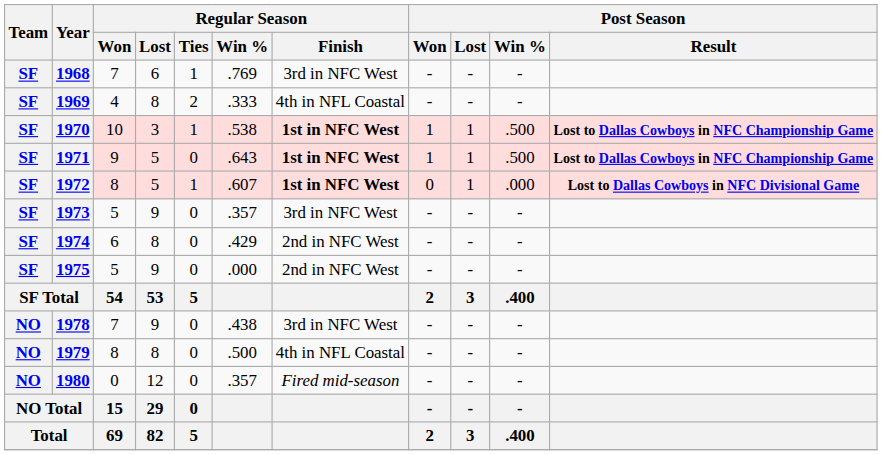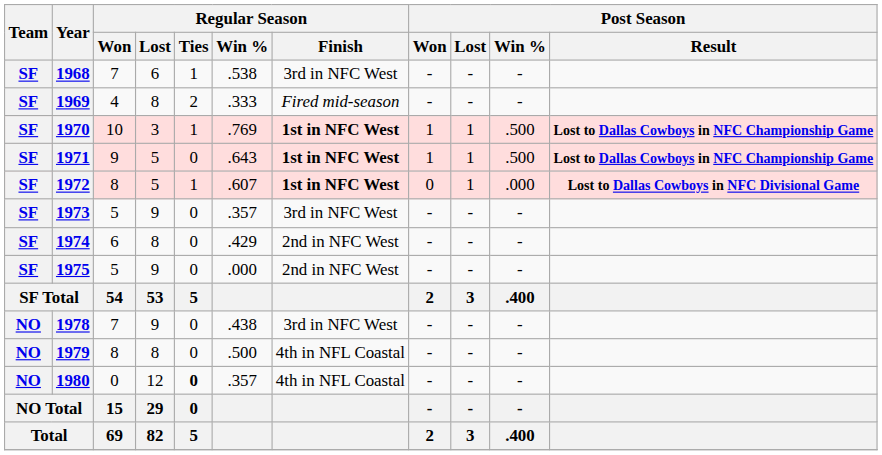(242, 74) .769 -> (242, 74) .538
(340, 102) 4th in NFL Coastal -> (340, 102) Fired mid-season
(242, 129) .538 -> (242, 129) .769
(194, 380) normal -> (194, 380) bold
(340, 380) Fired mid-season -> (340, 380) 4th in NFL Coastal
